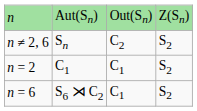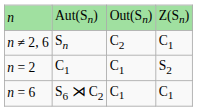(165, 42) S2 -> (166, 42) C1
(165, 93) S2 -> (166, 93) C1
